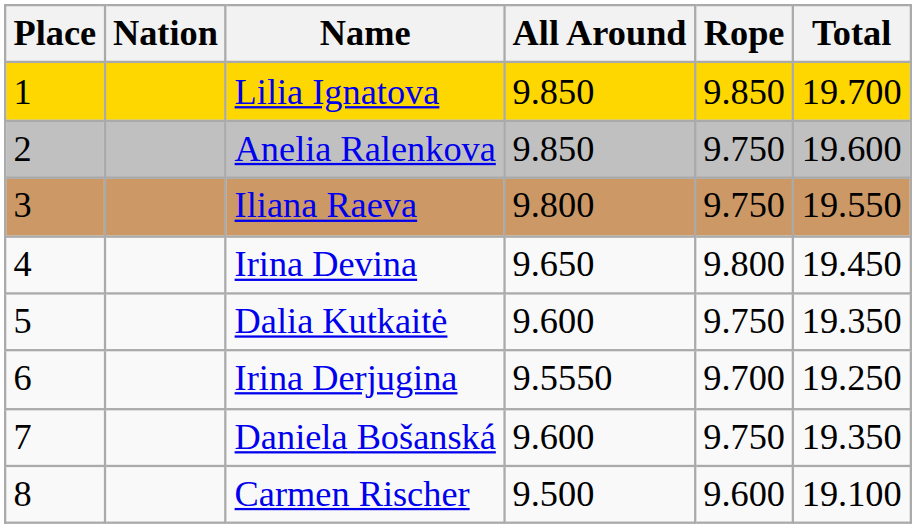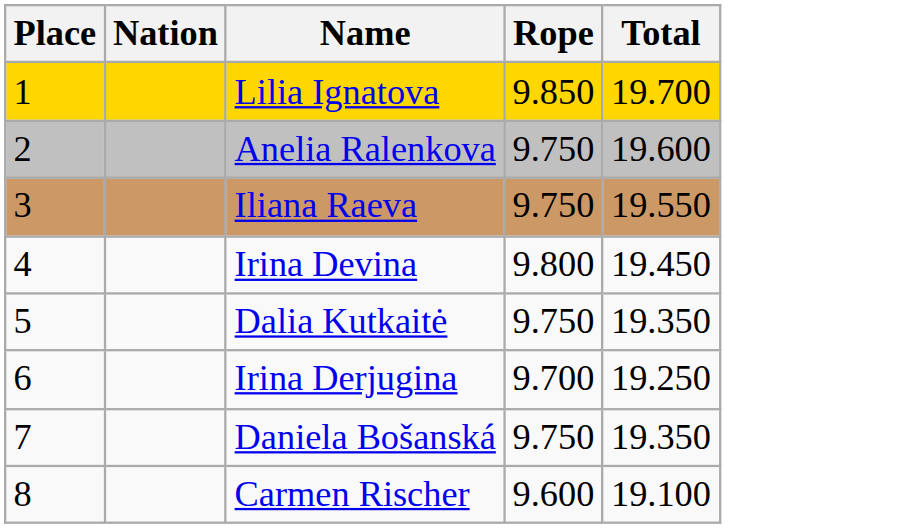- column: (600, 33)
